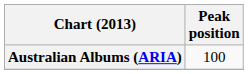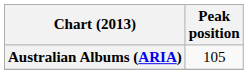(214, 57) 100 -> (214, 57) 105
